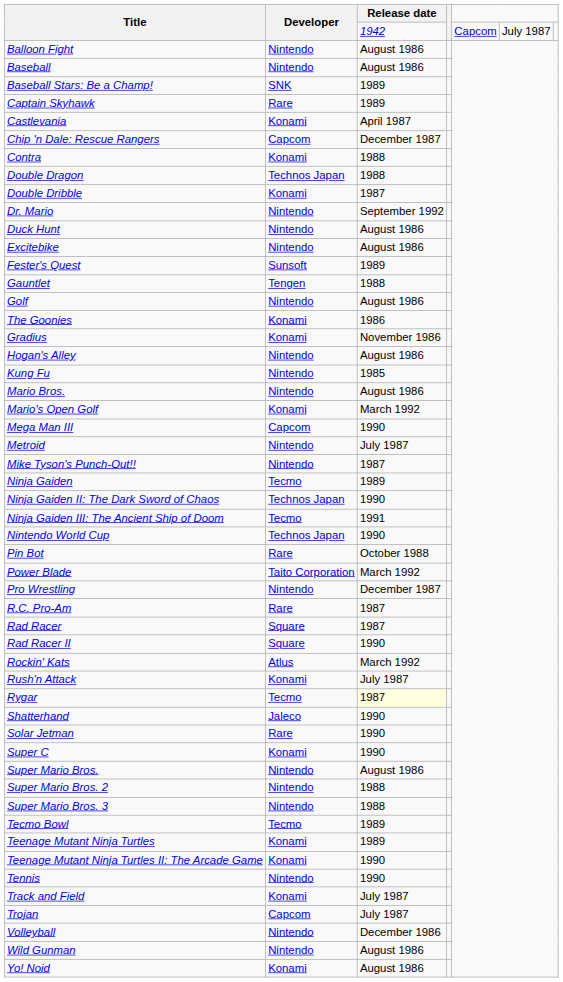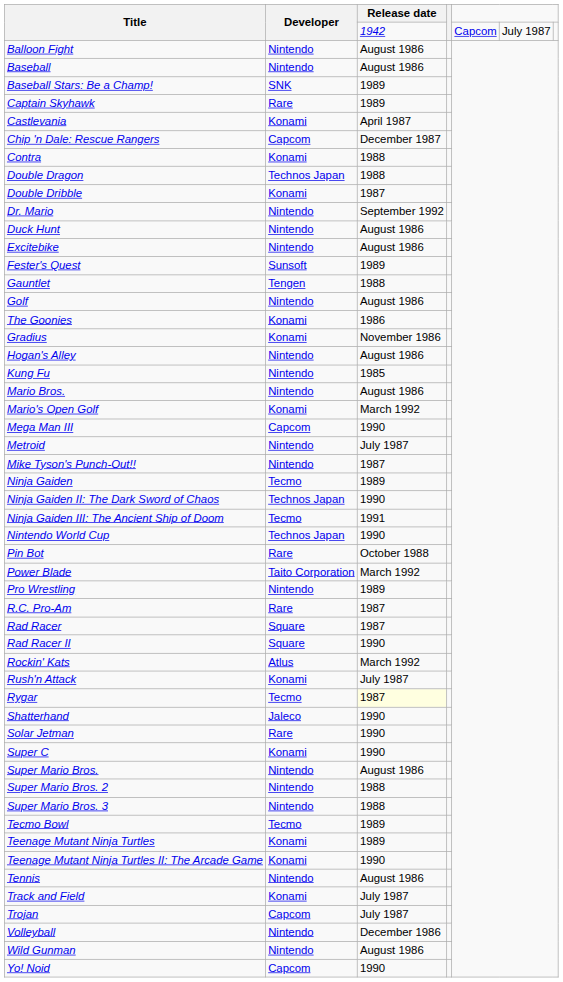(400, 590) December 1987 -> (373, 590) 1989
(373, 878) 1990 -> (392, 878) August 1986
(287, 968) Konami -> (289, 968) Capcom
(392, 968) August 1986 -> (373, 968) 1990
